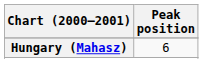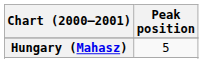(166, 48) 6 -> (166, 48) 5
